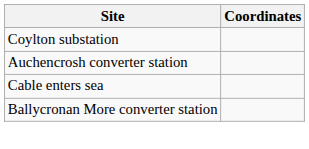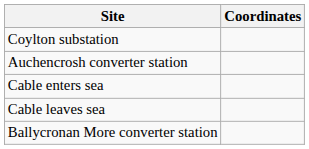+ row: (56, 109)
